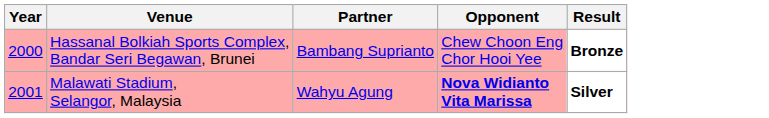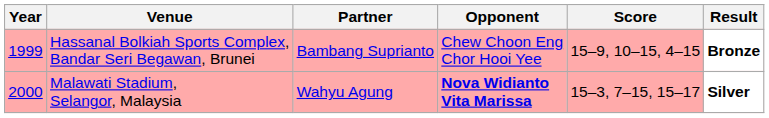+ column: (635, 17)
(25, 50) 2000 -> (25, 50) 1999
(25, 92) 2001 -> (25, 92) 2000
